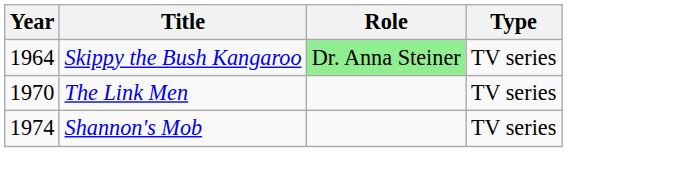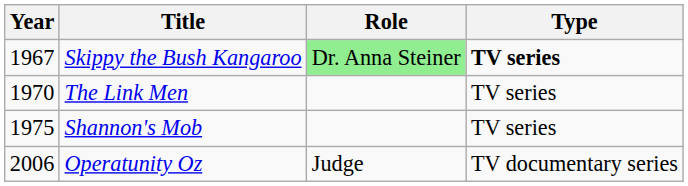(32, 57) 1964 -> (32, 57) 1967
(514, 57) normal -> (515, 57) bold
(32, 127) 1974 -> (32, 127) 1975
+ row: (133, 163)
